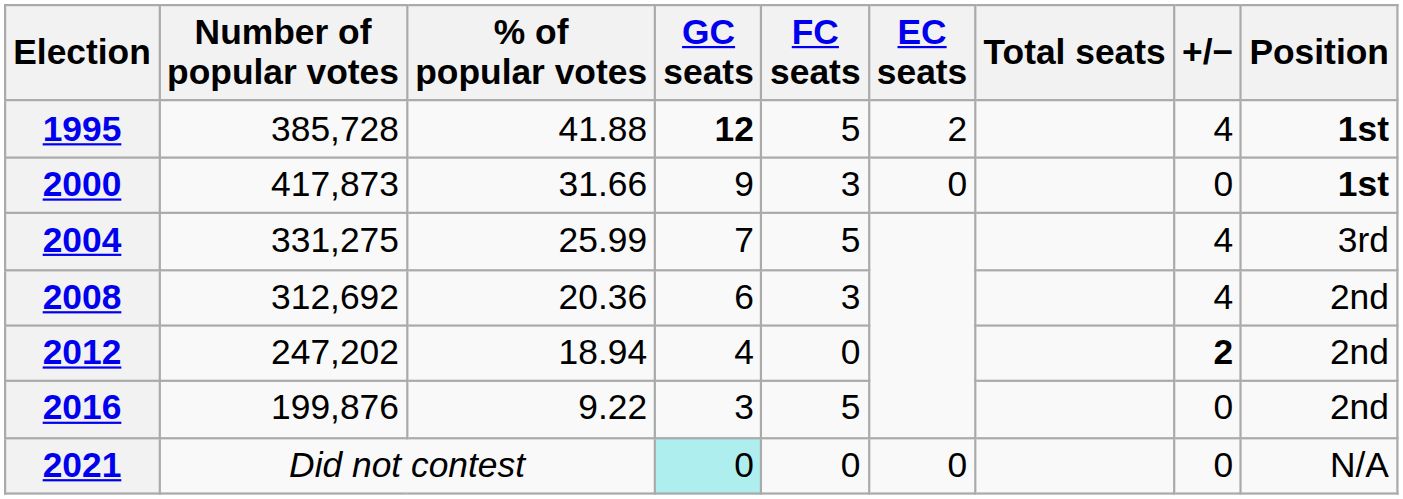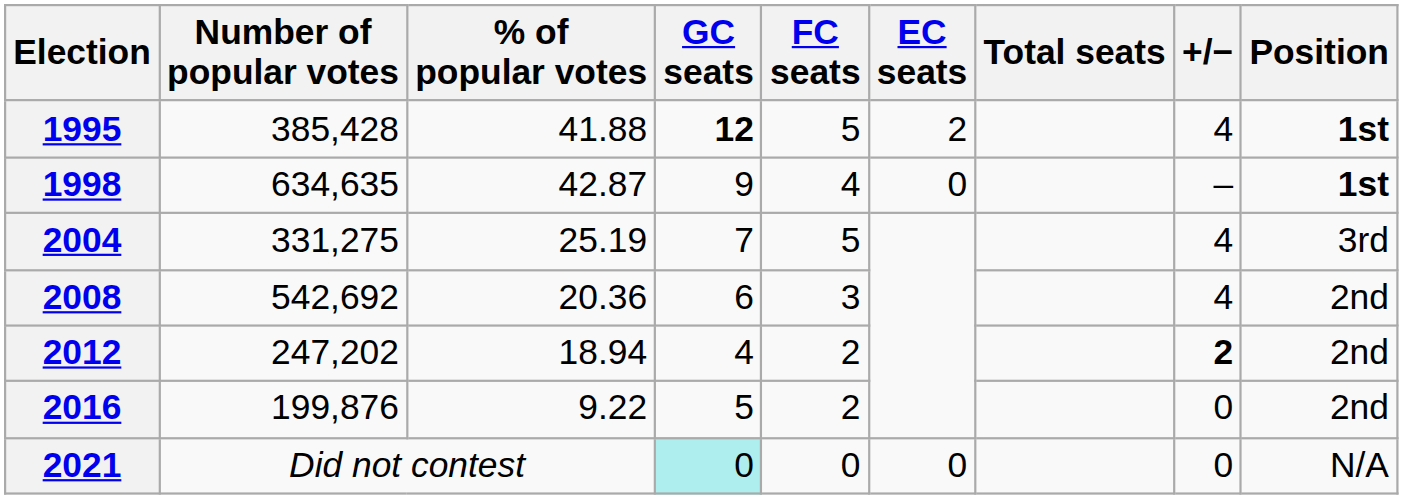(335, 128) 385,728 -> (335, 128) 385,428
+ row: (82, 184)
- row: (82, 184)
(603, 240) 25.99 -> (603, 240) 25.19
(335, 296) 312,692 -> (335, 296) 542,692
(851, 352) 0 -> (851, 352) 2
(744, 408) 3 -> (744, 408) 5
(851, 408) 5 -> (851, 408) 2
